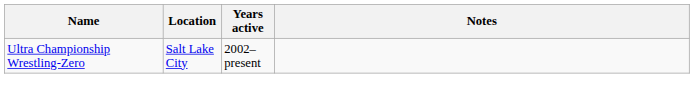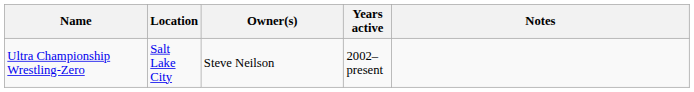+ column: (272, 21)
